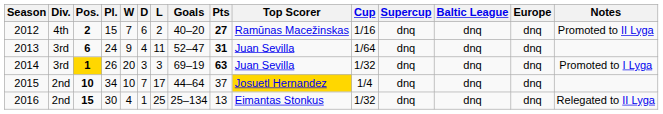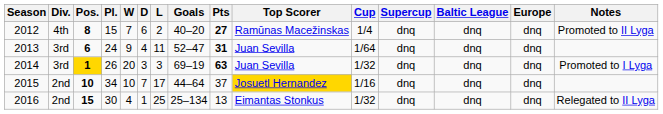(87, 30) 2 -> (87, 30) 8
(365, 30) 1/16 -> (365, 30) 1/4
(365, 83) 1/4 -> (365, 83) 1/16
